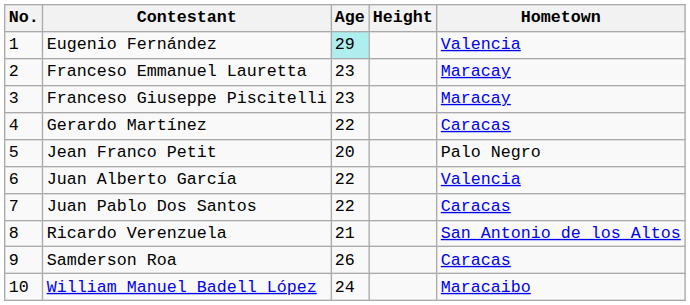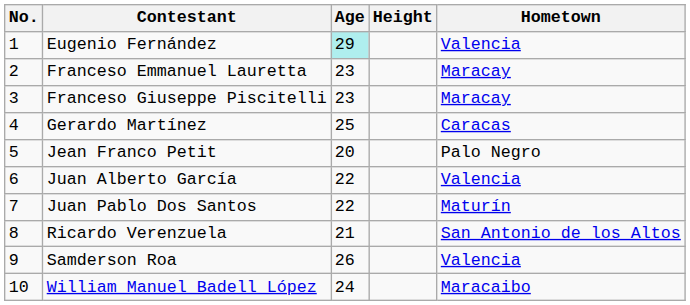(345, 126) 22 -> (345, 126) 25
(476, 207) Caracas -> (476, 207) Maturín
(476, 261) Caracas -> (481, 261) Valencia
